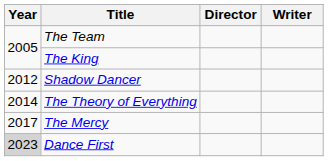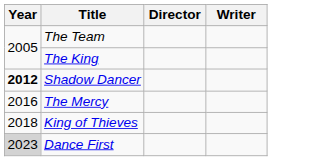(23, 79) normal -> (23, 79) bold
- row: (120, 101)
(23, 123) 2017 -> (23, 101) 2016
+ row: (91, 123)
